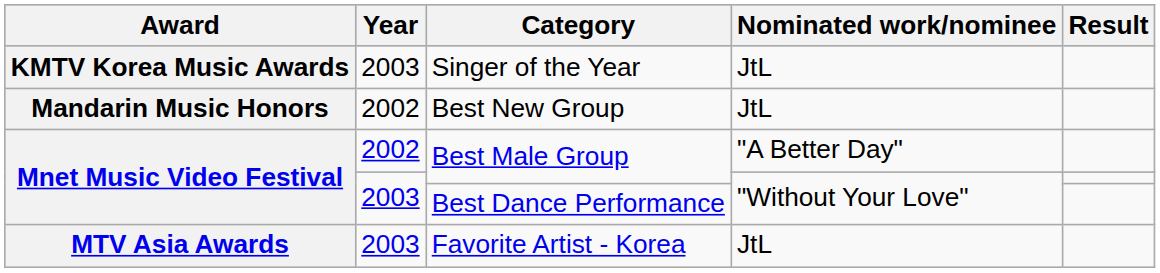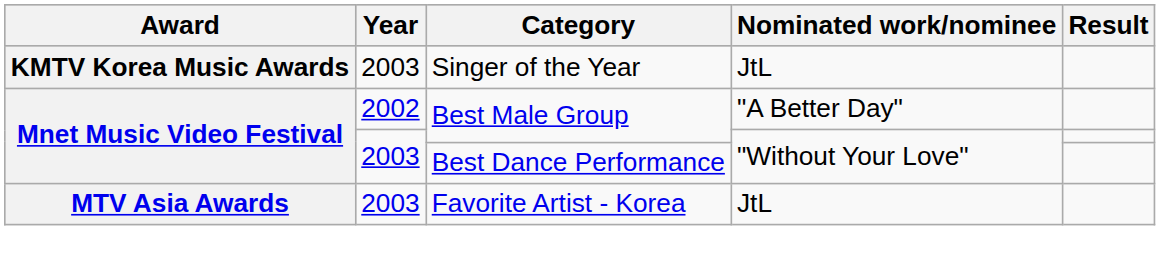- row: (528, 108)
